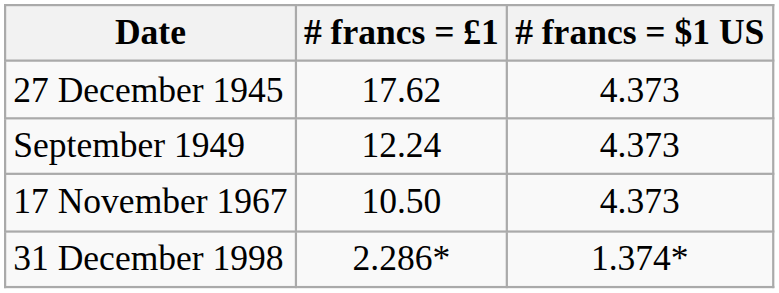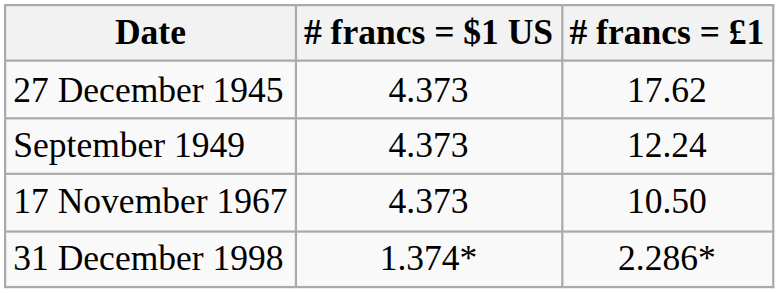columns swapped: (640, 32) <-> (401, 32)
